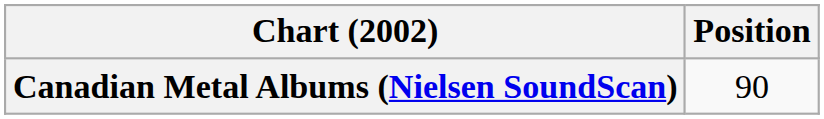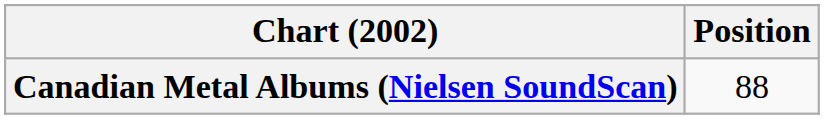(752, 85) 90 -> (752, 85) 88
